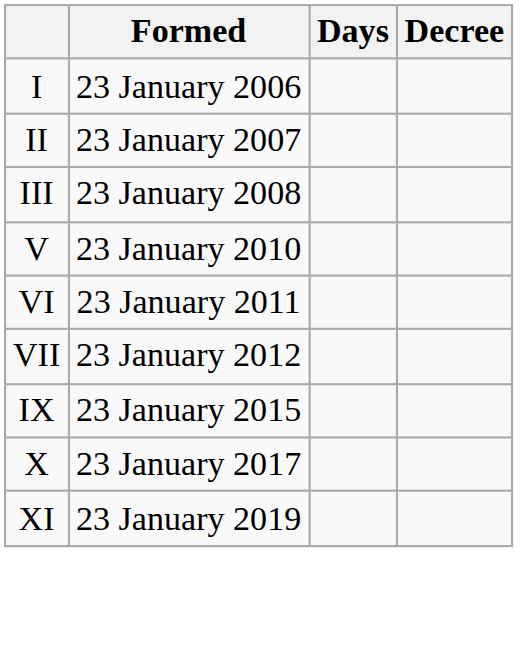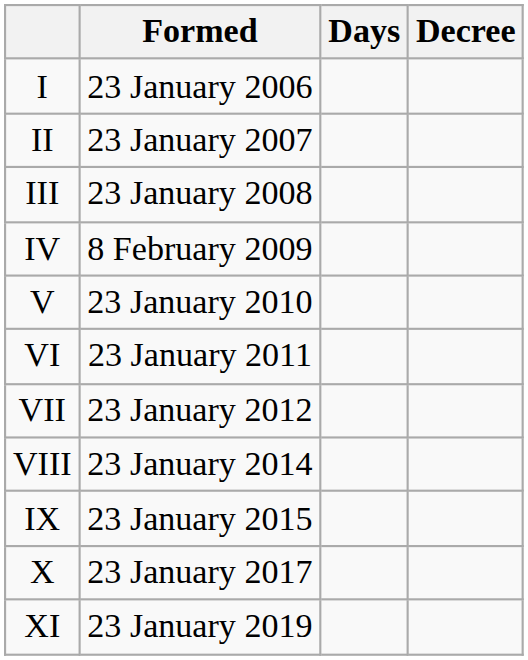+ row: (42, 247)
+ row: (42, 463)
